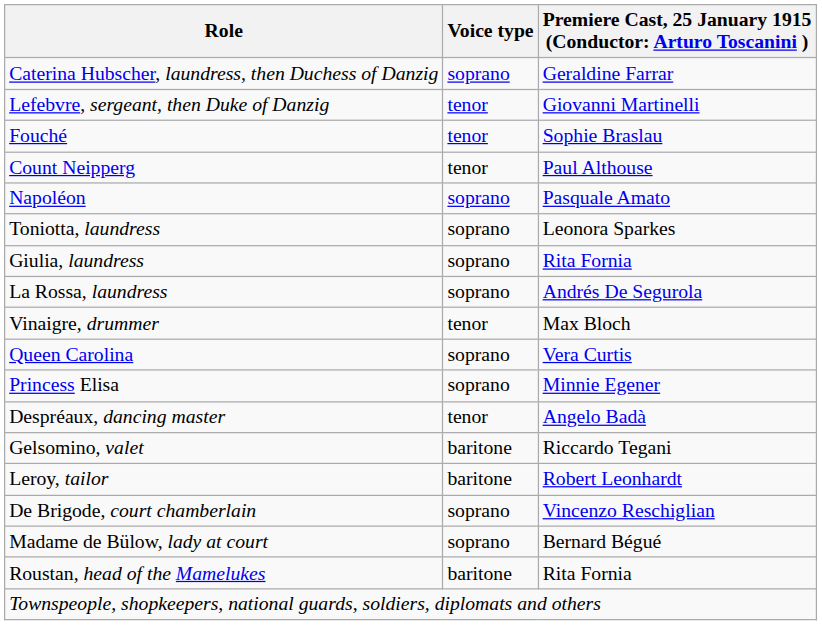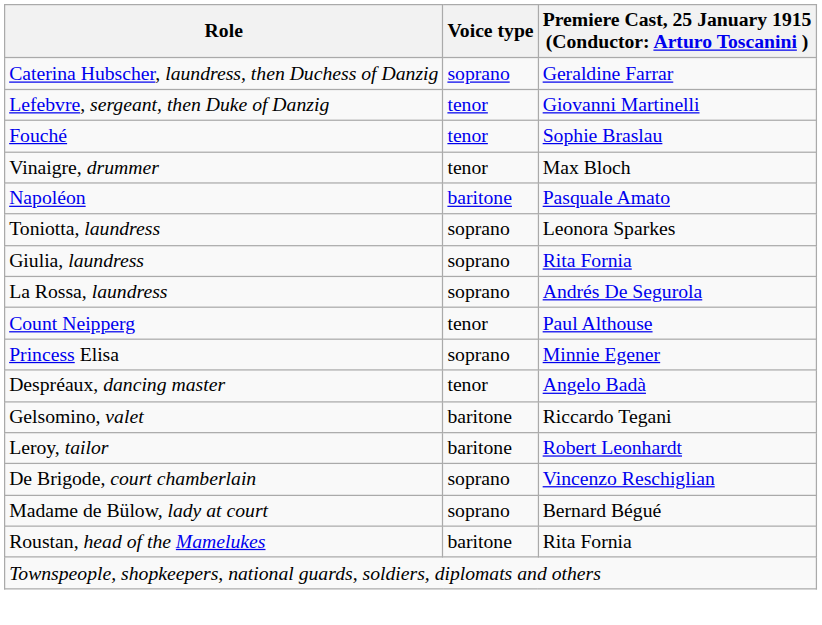rows swapped: (72, 167) <-> (84, 323)
(479, 198) soprano -> (480, 198) baritone
- row: (71, 354)
